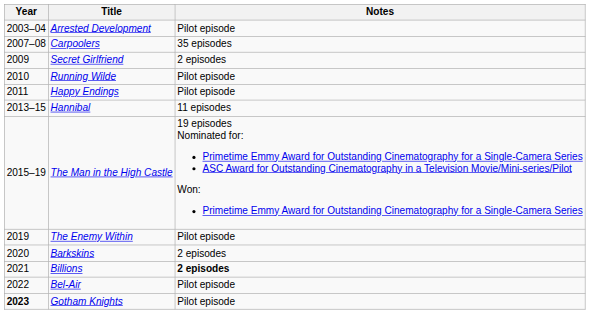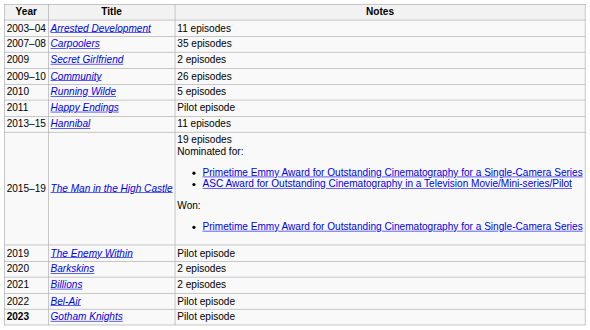(206, 28) Pilot episode -> (204, 28) 11 episodes
+ row: (76, 76)
(206, 76) Pilot episode -> (202, 92) 5 episodes
(203, 269) bold -> (202, 285) normal
